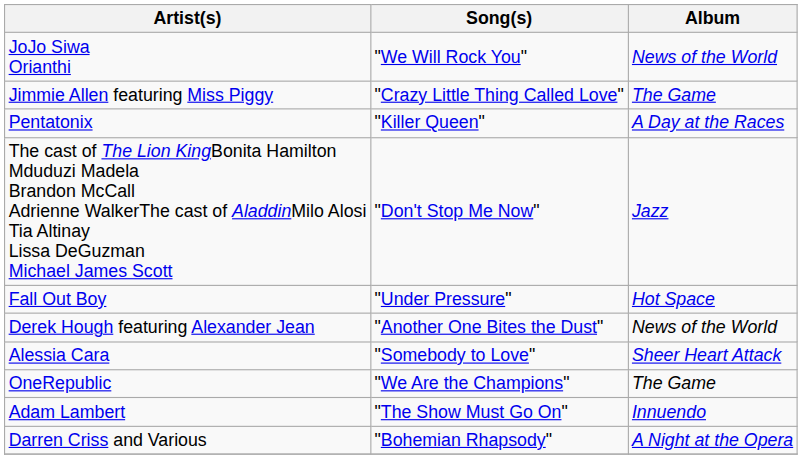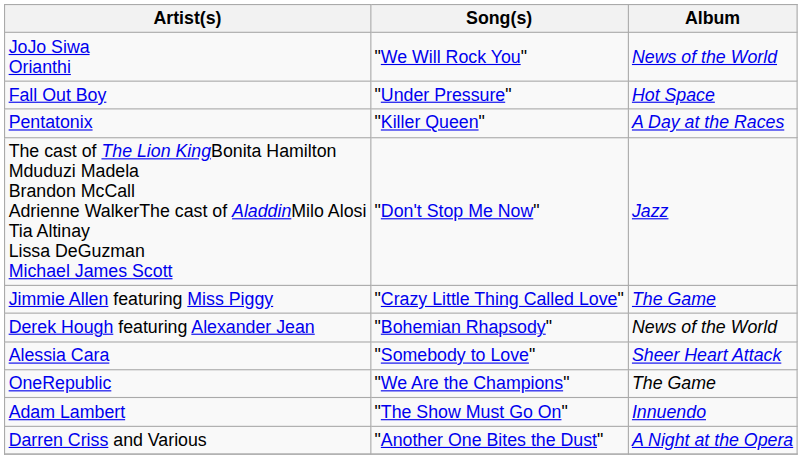rows swapped: (141, 94) <-> (58, 299)
(489, 327) "Another One Bites the Dust" -> (463, 327) "Bohemian Rhapsody"
(463, 440) "Bohemian Rhapsody" -> (489, 440) "Another One Bites the Dust"
